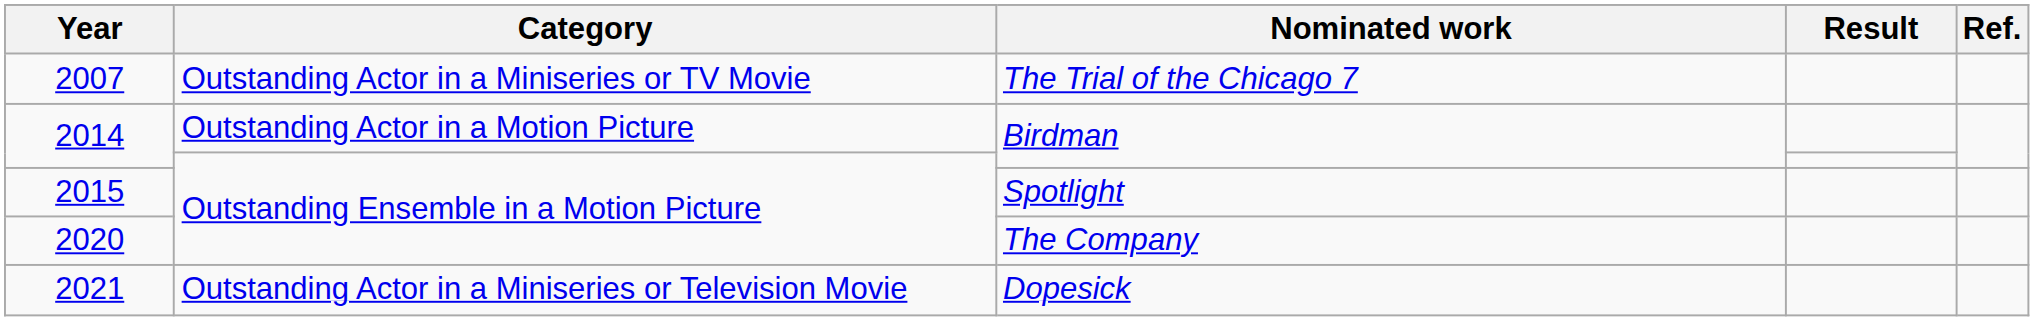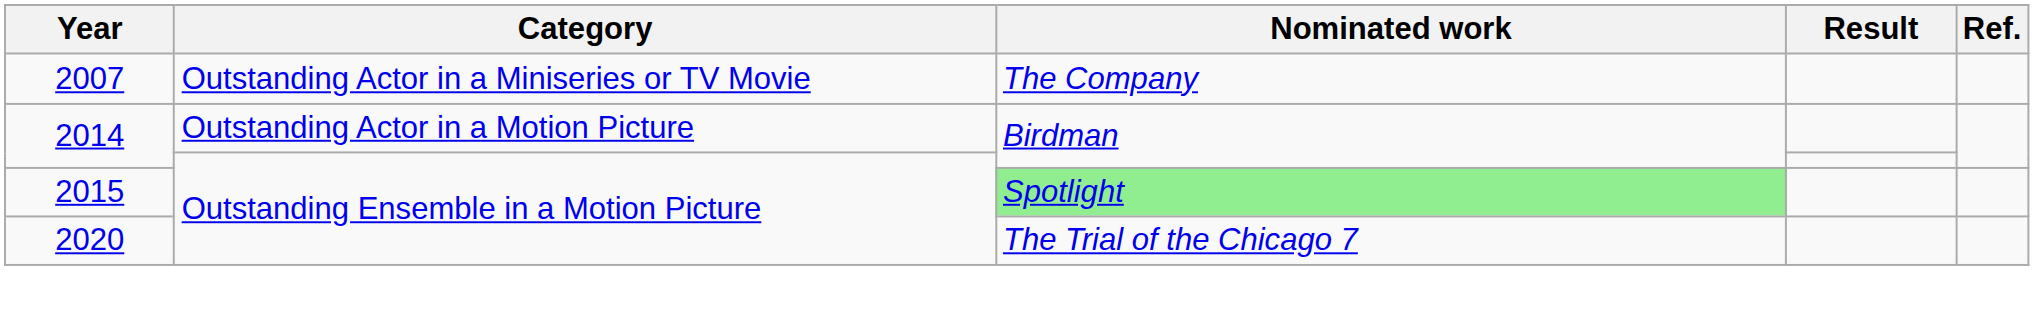(1180, 78) The Trial of the Chicago 7 -> (1100, 78) The Company
(1063, 191) no background -> (1063, 191) lightgreen background
(1100, 240) The Company -> (1180, 240) The Trial of the Chicago 7
- row: (90, 289)
